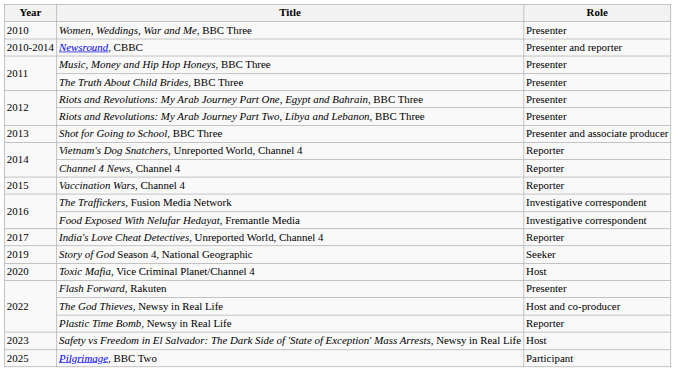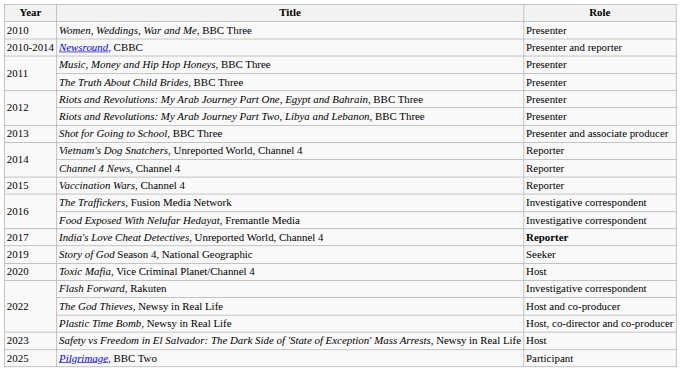(545, 237) normal -> (547, 237) bold
(546, 289) Presenter -> (586, 289) Investigative correspondent
(545, 323) Reporter -> (600, 323) Host, co-director and co-producer
